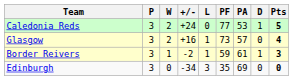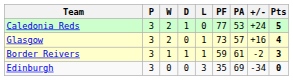columns swapped: (260, 11) <-> (188, 11)
